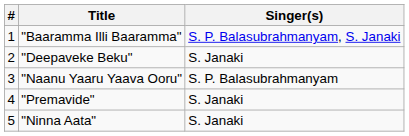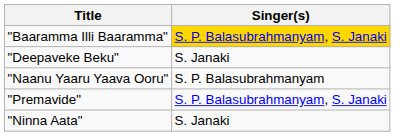- column: (11, 15)
(294, 36) no background -> (281, 36) gold background
(216, 100) S. Janaki -> (281, 100) S. P. Balasubrahmanyam, S. Janaki
